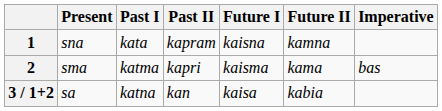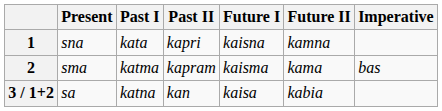(191, 42) kapram -> (184, 42) kapri
(184, 67) kapri -> (191, 67) kapram
